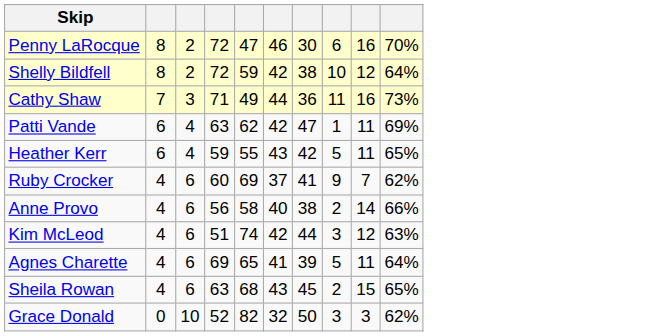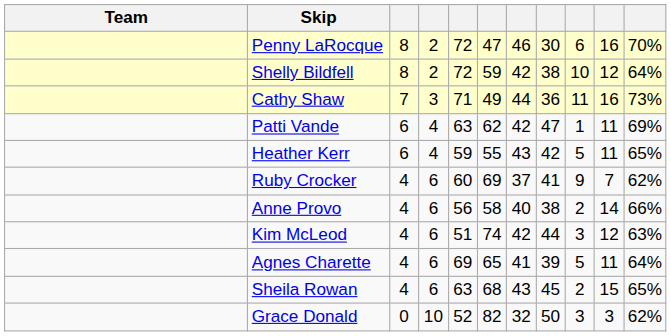+ column: (126, 18)
